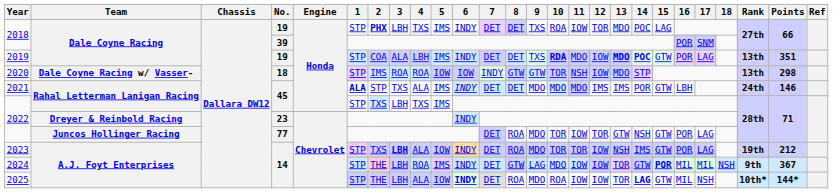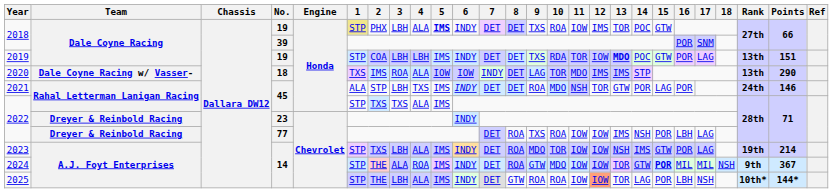(358, 27) no background -> (358, 27) khaki background
(379, 27) bold -> (379, 27) normal
(421, 27) TXS -> (421, 27) ALA
(442, 27) normal -> (442, 27) bold
(600, 27) TOR -> (600, 27) IMS
(621, 27) MDO -> (621, 27) TOR
(663, 27) LAG -> (663, 27) GTW
(400, 58) ALA -> (400, 58) LBH
(558, 58) bold -> (558, 58) normal
(579, 58) MDO -> (579, 58) TOR
(642, 58) bold -> (642, 58) normal
(788, 58) 351 -> (788, 58) 151
(358, 73) STP -> (358, 73) TXS
(421, 73) ROA -> (421, 73) ALA
(516, 73) GTW -> (516, 73) DET
(537, 73) GTW -> (537, 73) LAG
(579, 73) NSH -> (579, 73) MDO
(600, 73) IOW -> (600, 73) IMS
(621, 73) MDO -> (621, 73) IMS
(788, 73) 298 -> (788, 73) 290
(358, 88) bold -> (358, 88) normal
(400, 88) TXS -> (400, 88) LBH
(421, 88) ALA -> (421, 88) TXS
(537, 88) MDO -> (537, 88) ROA
(579, 88) MDO -> (579, 88) NSH
(600, 88) IMS -> (600, 88) TOR
(621, 88) IMS -> (621, 88) GTW
(663, 88) GTW -> (663, 88) LAG
(684, 88) LBH -> (684, 88) POR
(400, 104) LBH -> (400, 104) TXS
(421, 104) TXS -> (421, 104) ALA
(116, 134) Juncos Hollinger Racing -> (116, 134) Dreyer & Reinbold Racing
(537, 134) MDO -> (537, 134) TXS
(558, 134) TOR -> (558, 134) ROA
(600, 134) TOR -> (600, 134) IOW
(621, 134) GTW -> (621, 134) IMS
(663, 134) GTW -> (663, 134) POR
(684, 134) POR -> (684, 134) LBH
(400, 150) bold -> (400, 150) normal
(442, 150) IOW -> (442, 150) IMS
(579, 150) TOR -> (579, 150) IOW
(788, 150) 212 -> (788, 150) 214
(400, 165) LBH -> (400, 165) ALA
(516, 165) GTW -> (516, 165) ROA
(537, 165) LAG -> (537, 165) GTW
(442, 180) IOW -> (442, 180) IMS
(466, 180) bold -> (466, 180) normal
(516, 180) ROA -> (516, 180) GTW
(537, 180) MDO -> (537, 180) ROA
(600, 180) no background -> (600, 180) lightsalmon background
(642, 180) bold -> (642, 180) normal
(663, 180) GTW -> (663, 180) POR
(684, 180) MIL -> (684, 180) LBH
